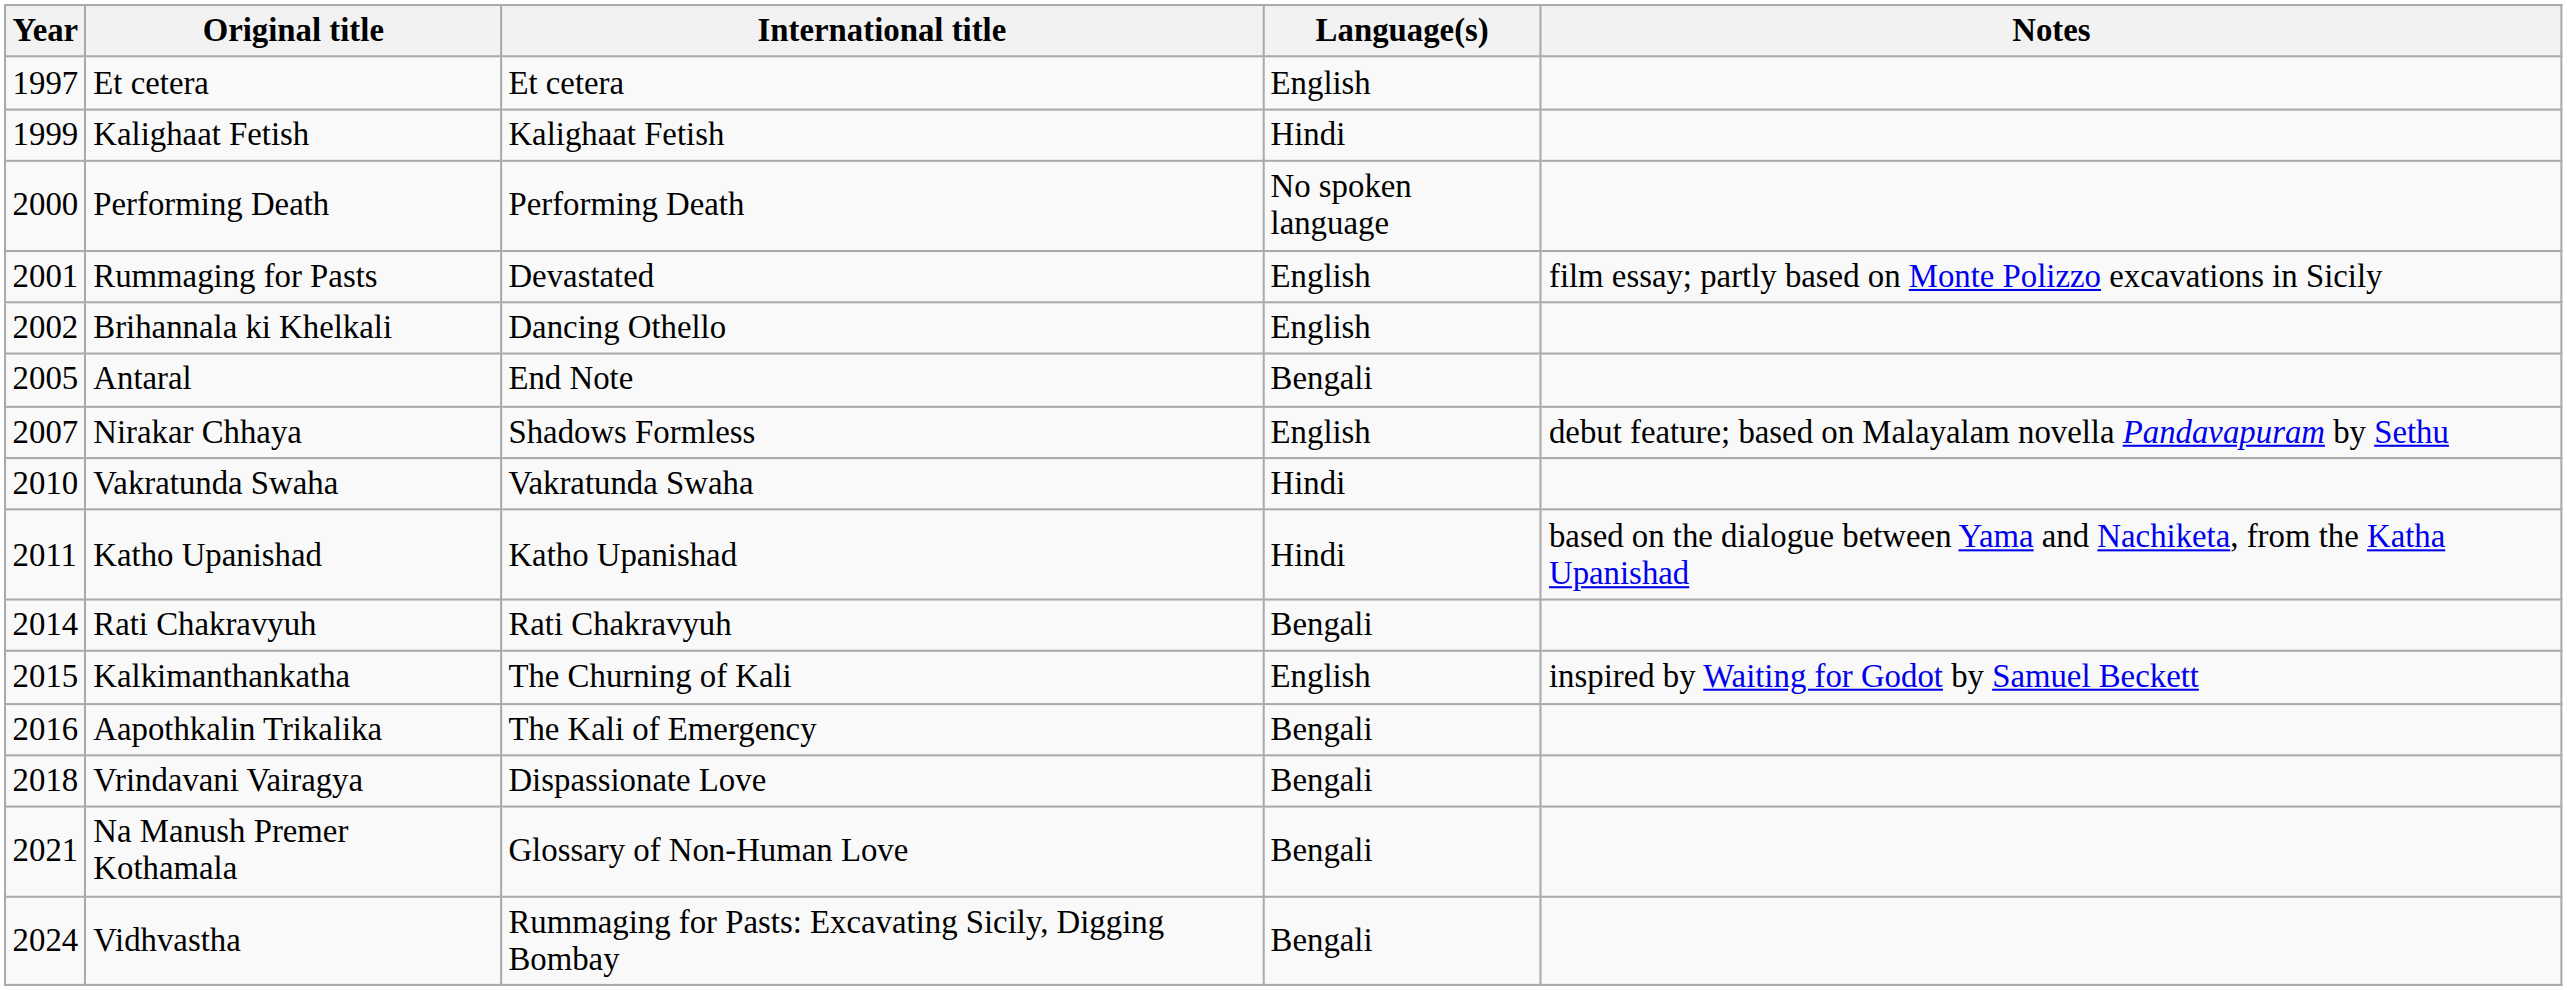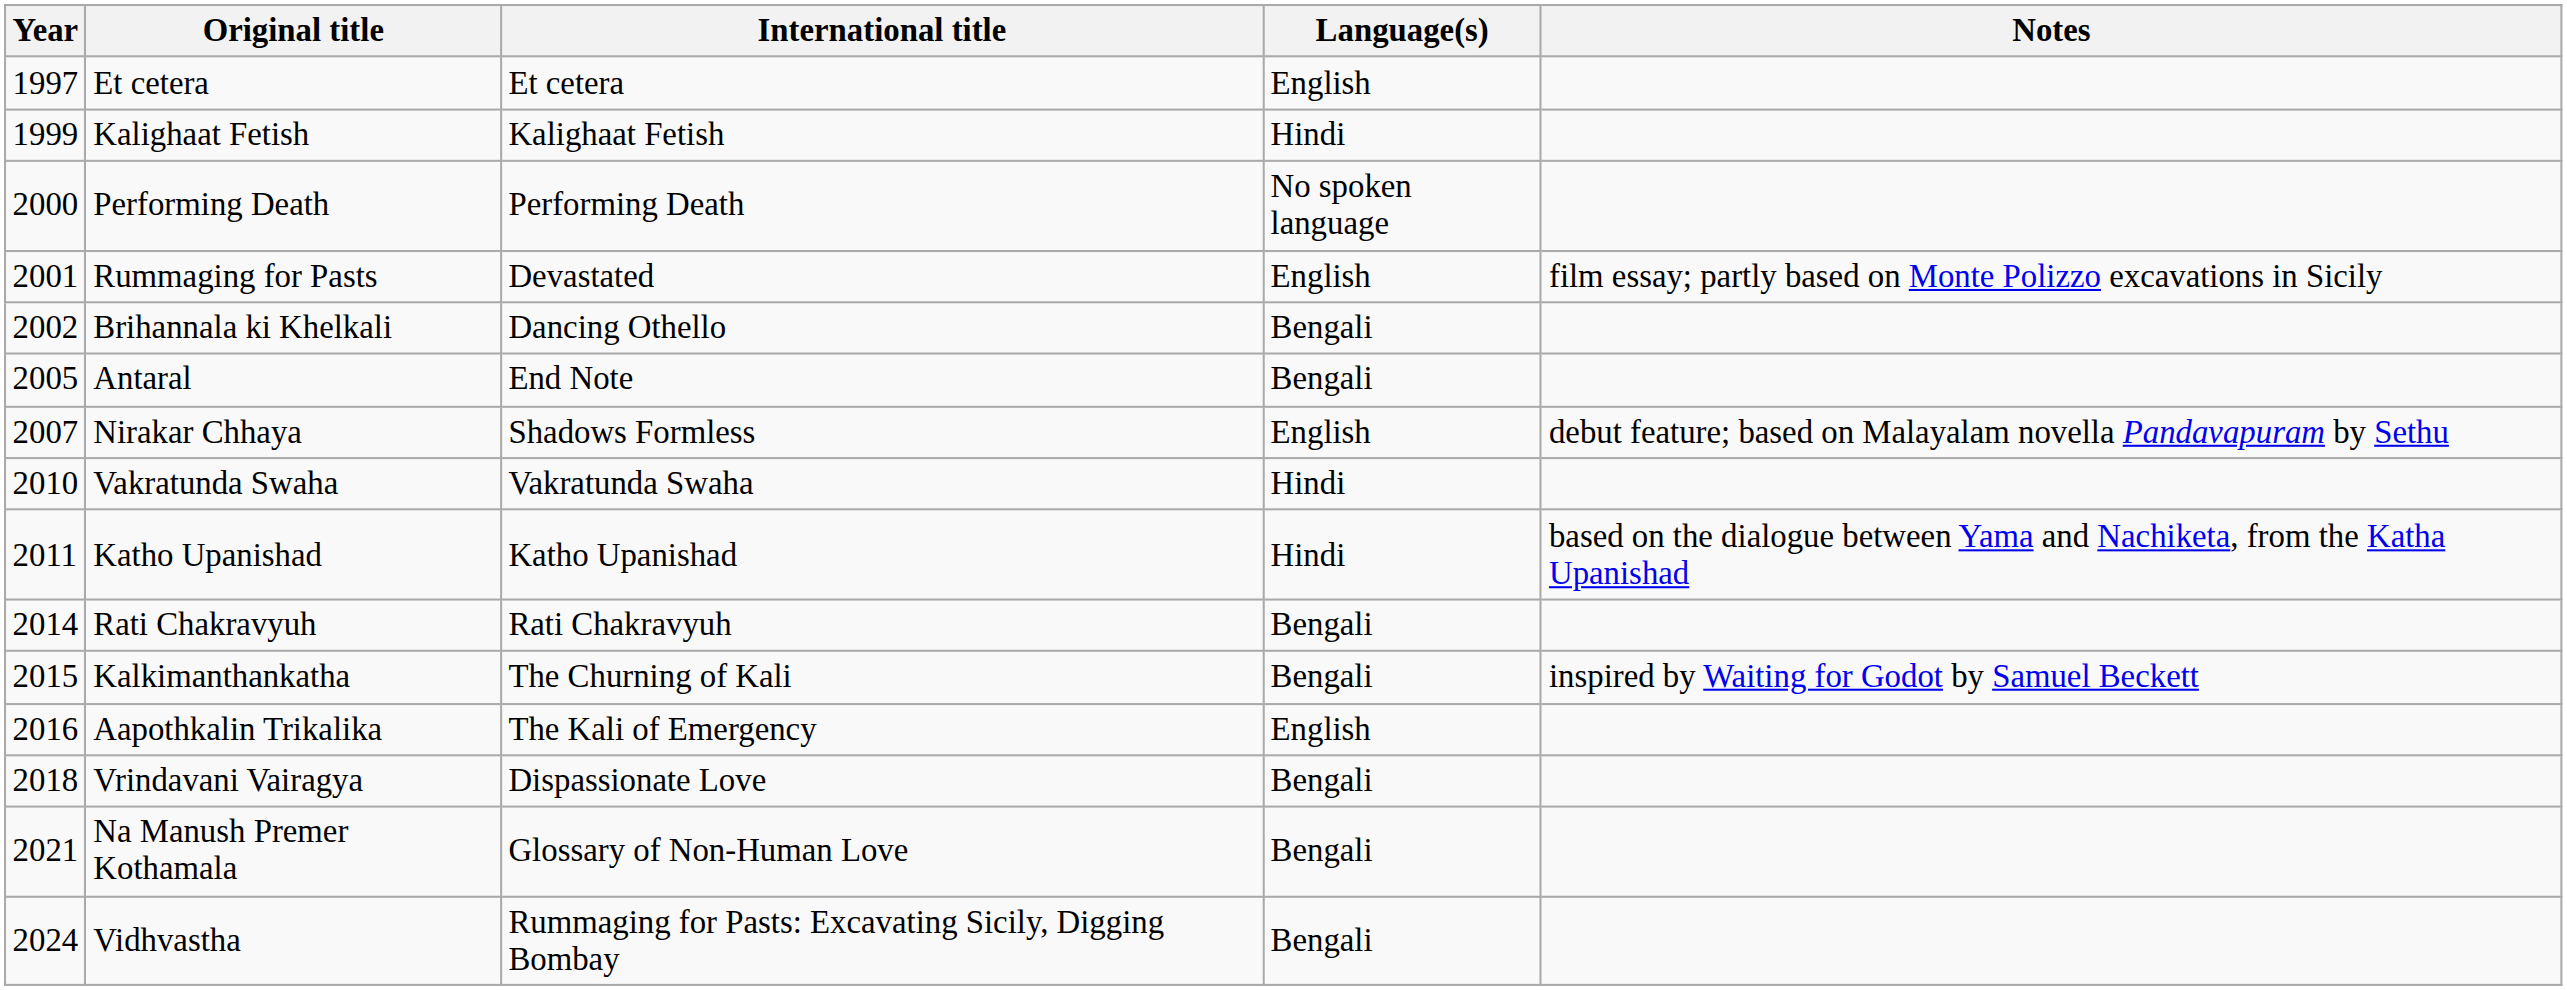(1321, 327) English -> (1322, 327) Bengali
(1321, 676) English -> (1322, 676) Bengali
(1322, 728) Bengali -> (1321, 728) English
